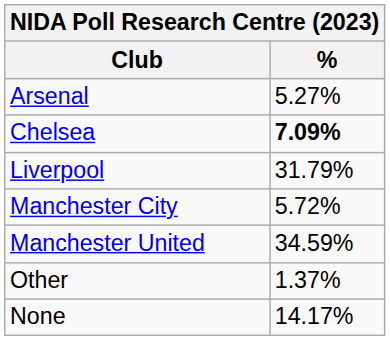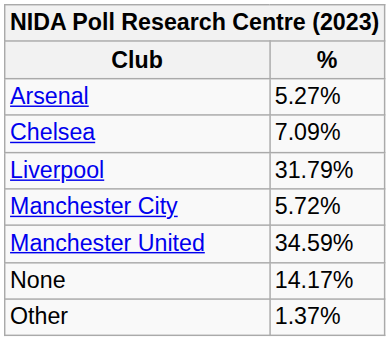(308, 133) bold -> (308, 133) normal
rows swapped: (39, 280) <-> (38, 317)
